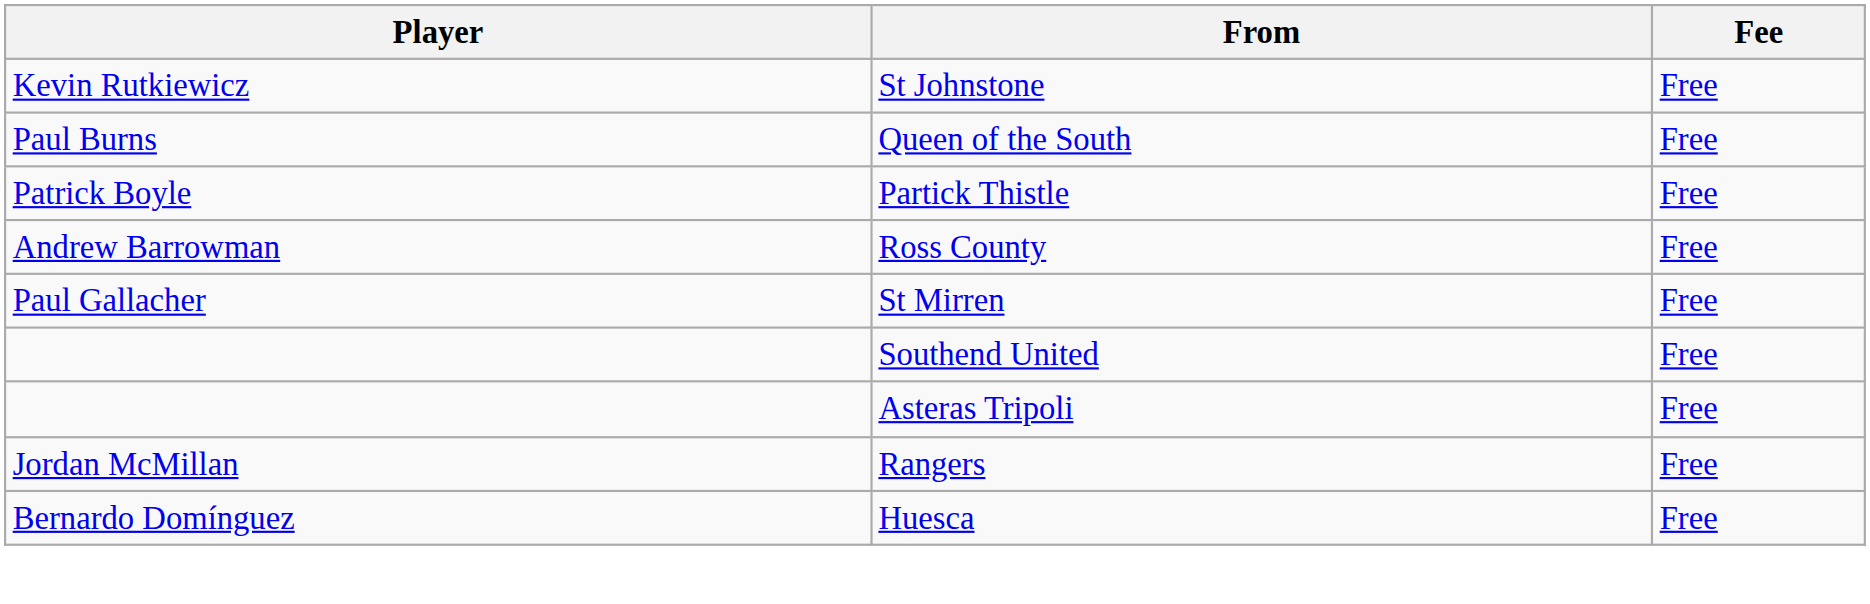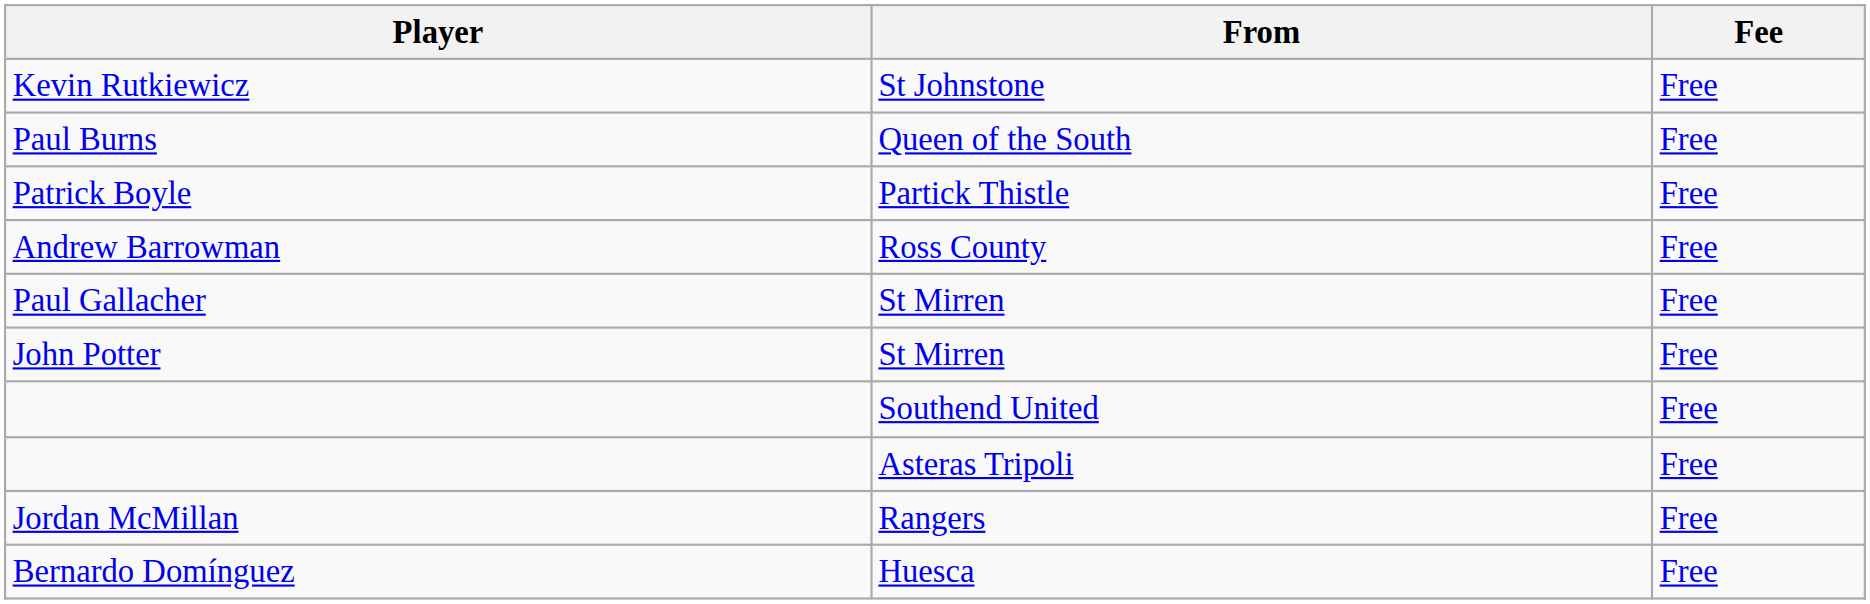+ row: (87, 354)
